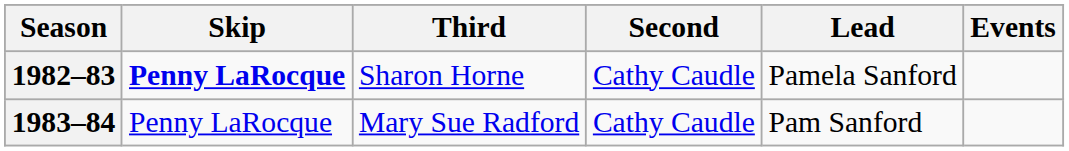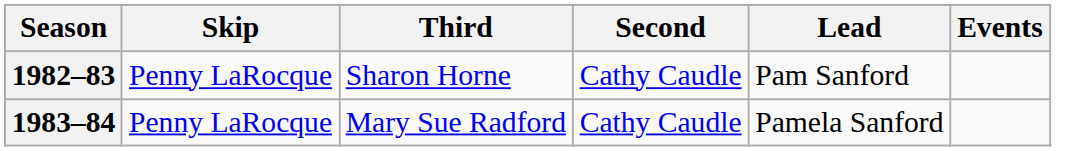(237, 74) bold -> (231, 74) normal
(863, 74) Pamela Sanford -> (832, 74) Pam Sanford
(845, 121) Pam Sanford -> (849, 121) Pamela Sanford
